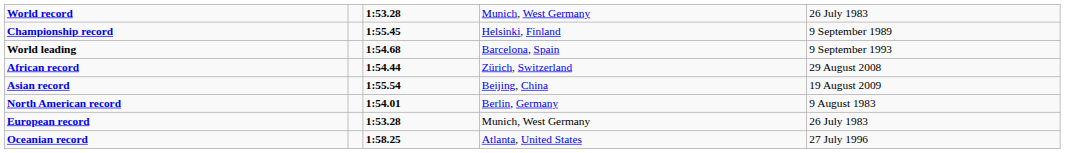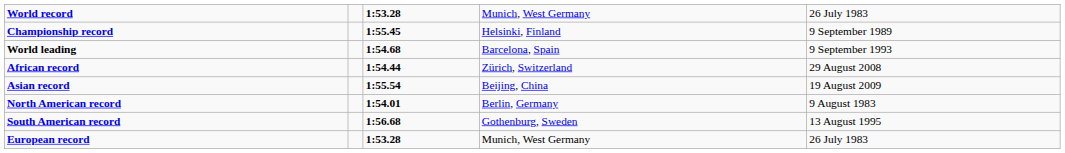+ row: (64, 121)
- row: (47, 139)
